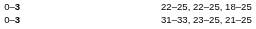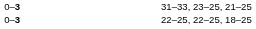rows swapped: (206, 6) <-> (206, 20)
